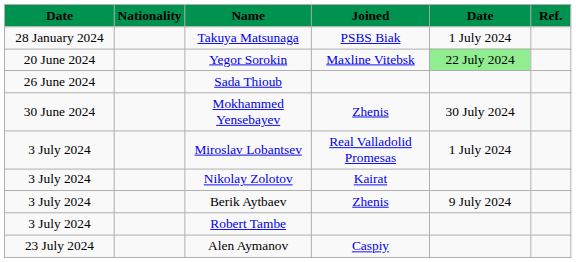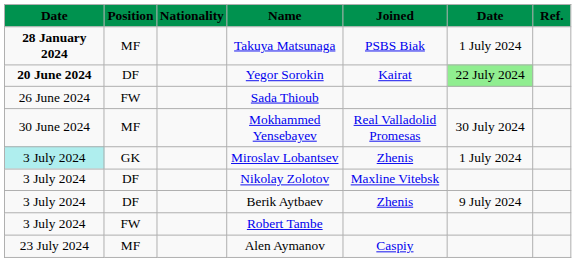+ column: (130, 15)
(59, 38) normal -> (54, 45) bold
(59, 60) normal -> (54, 75) bold
(370, 60) Maxline Vitebsk -> (395, 75) Kairat
(370, 112) Zhenis -> (395, 127) Real Valladolid Promesas
(59, 150) no background -> (54, 157) paleturquoise background
(370, 150) Real Valladolid Promesas -> (395, 157) Zhenis
(370, 180) Kairat -> (395, 180) Maxline Vitebsk
